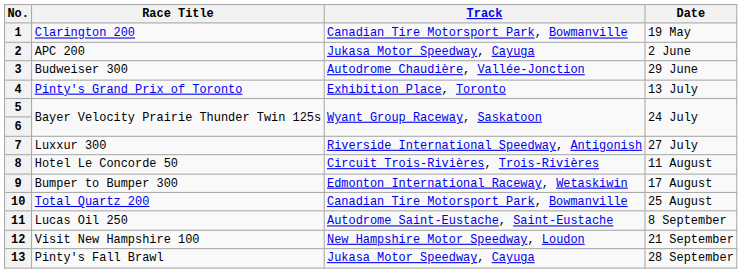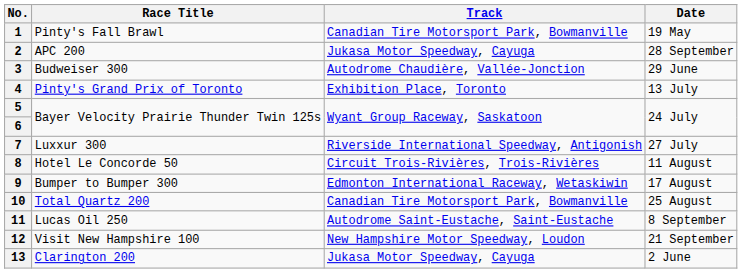(85, 33) Clarington 200 -> (99, 33) Pinty's Fall Brawl
(669, 52) 2 June -> (691, 52) 28 September
(99, 258) Pinty's Fall Brawl -> (85, 258) Clarington 200
(691, 258) 28 September -> (669, 258) 2 June
